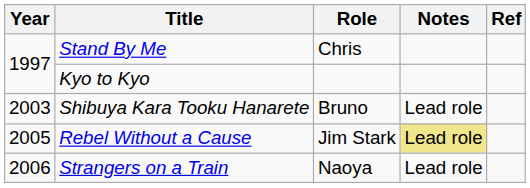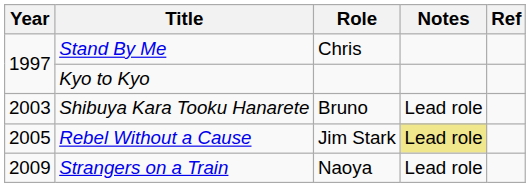(30, 167) 2006 -> (30, 167) 2009
